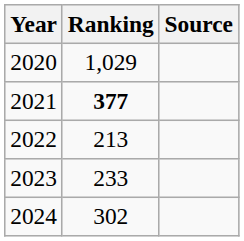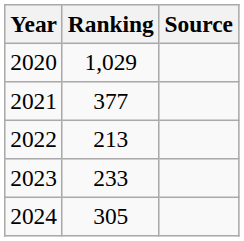(111, 101) bold -> (111, 101) normal
(111, 216) 302 -> (111, 216) 305
